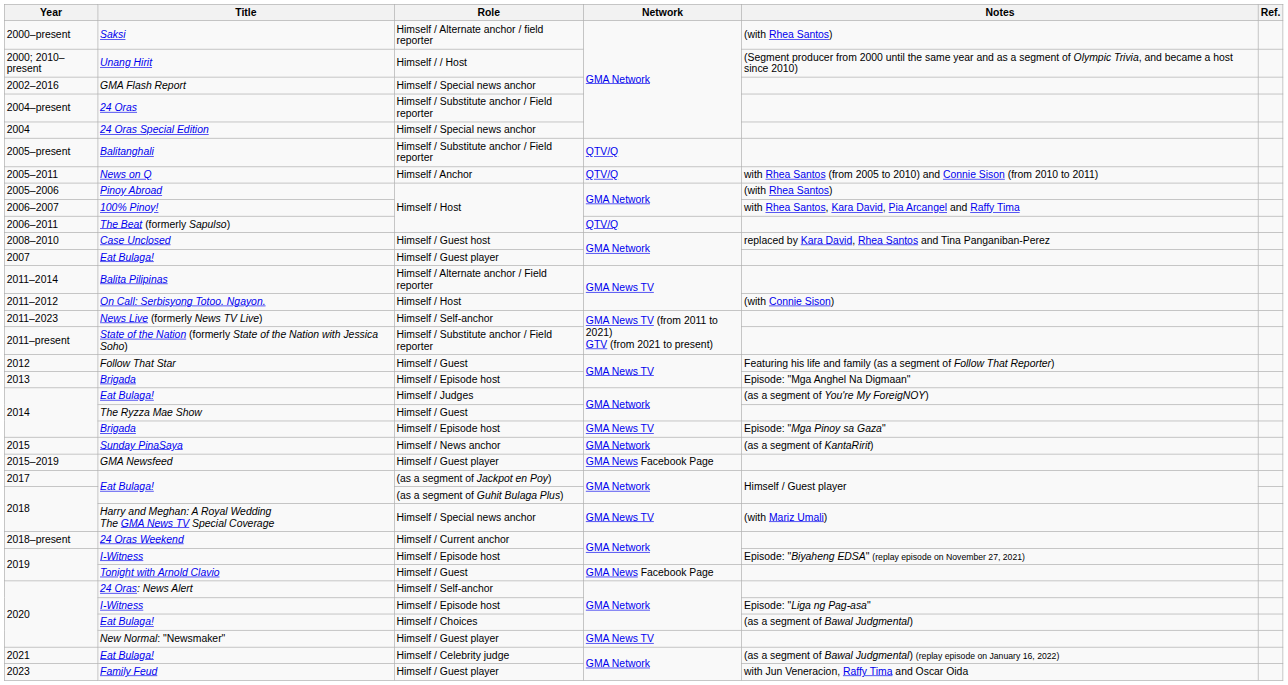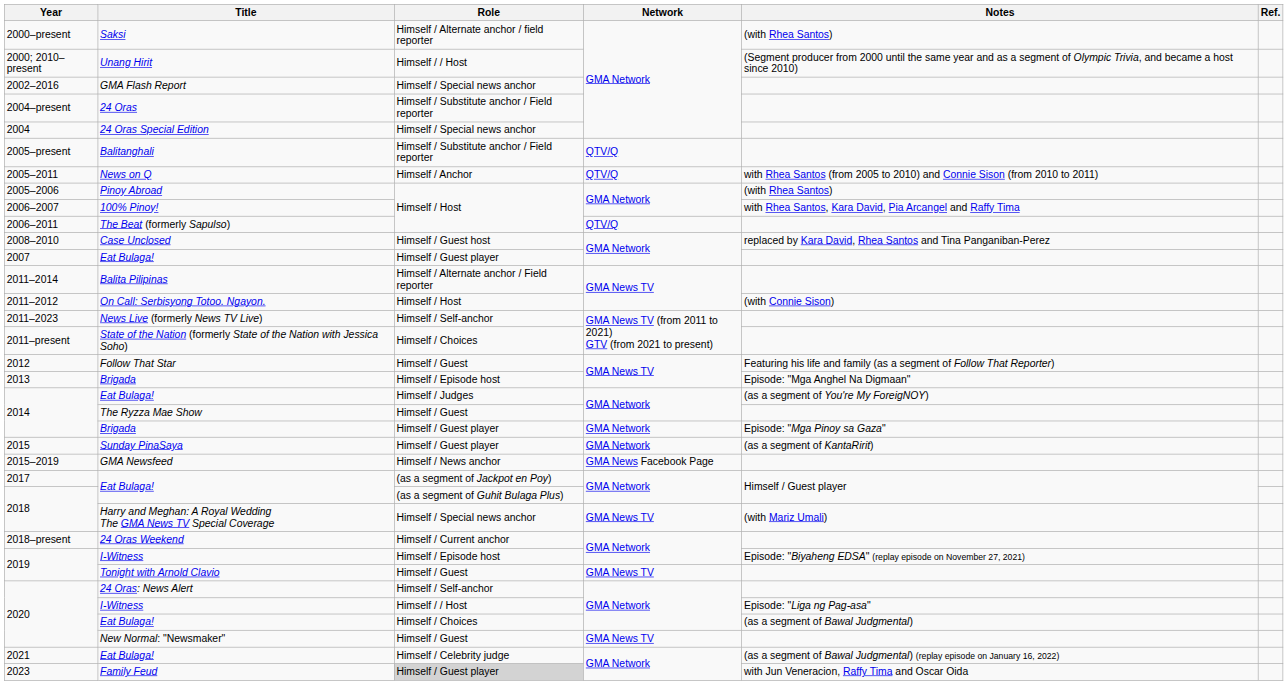(474, 340) Himself / Substitute anchor / Field reporter -> (437, 340) Himself / Choices
(448, 429) Himself / Episode host -> (448, 429) Himself / Guest player
(620, 429) GMA News TV -> (618, 429) GMA Network
(449, 445) Himself / News anchor -> (448, 445) Himself / Guest player
(448, 462) Himself / Guest player -> (449, 462) Himself / News anchor
(650, 572) GMA News Facebook Page -> (620, 572) GMA News TV
(448, 605) Himself / Episode host -> (432, 605) Himself / / Host
(448, 638) Himself / Guest player -> (432, 638) Himself / Guest
(448, 671) no background -> (448, 671) lightgrey background
